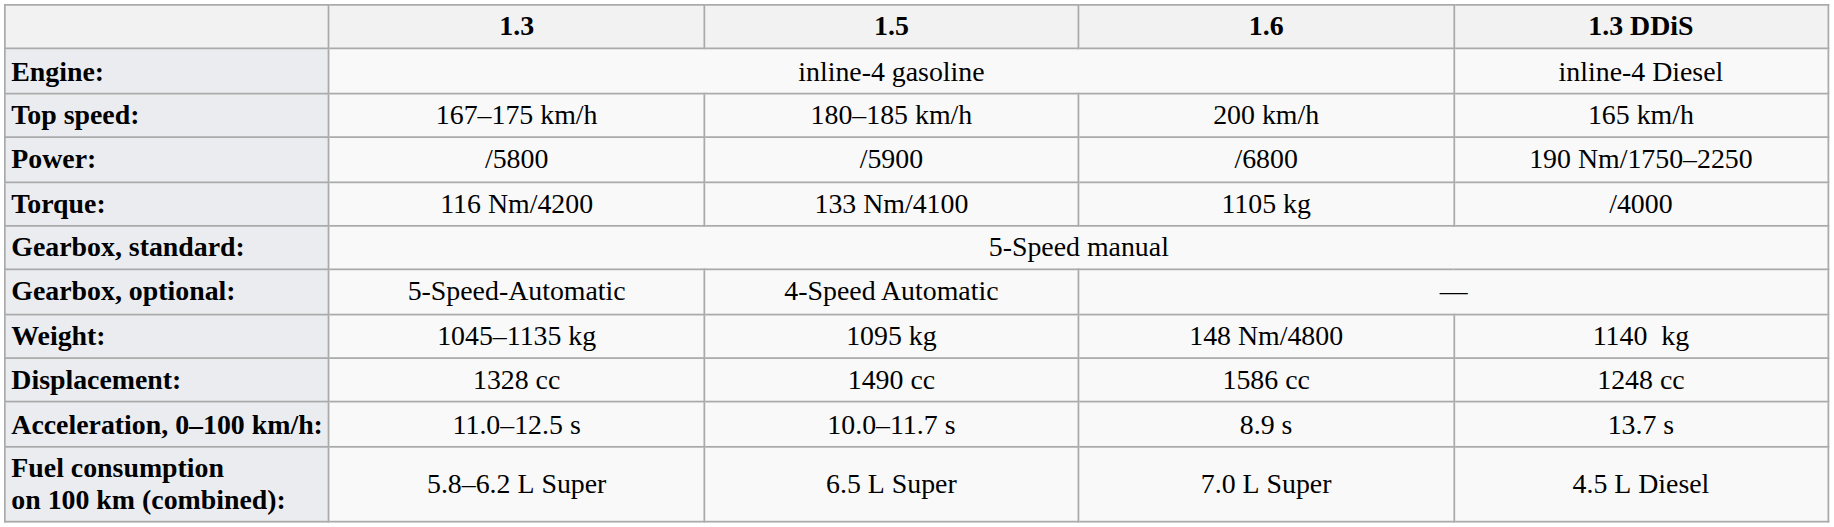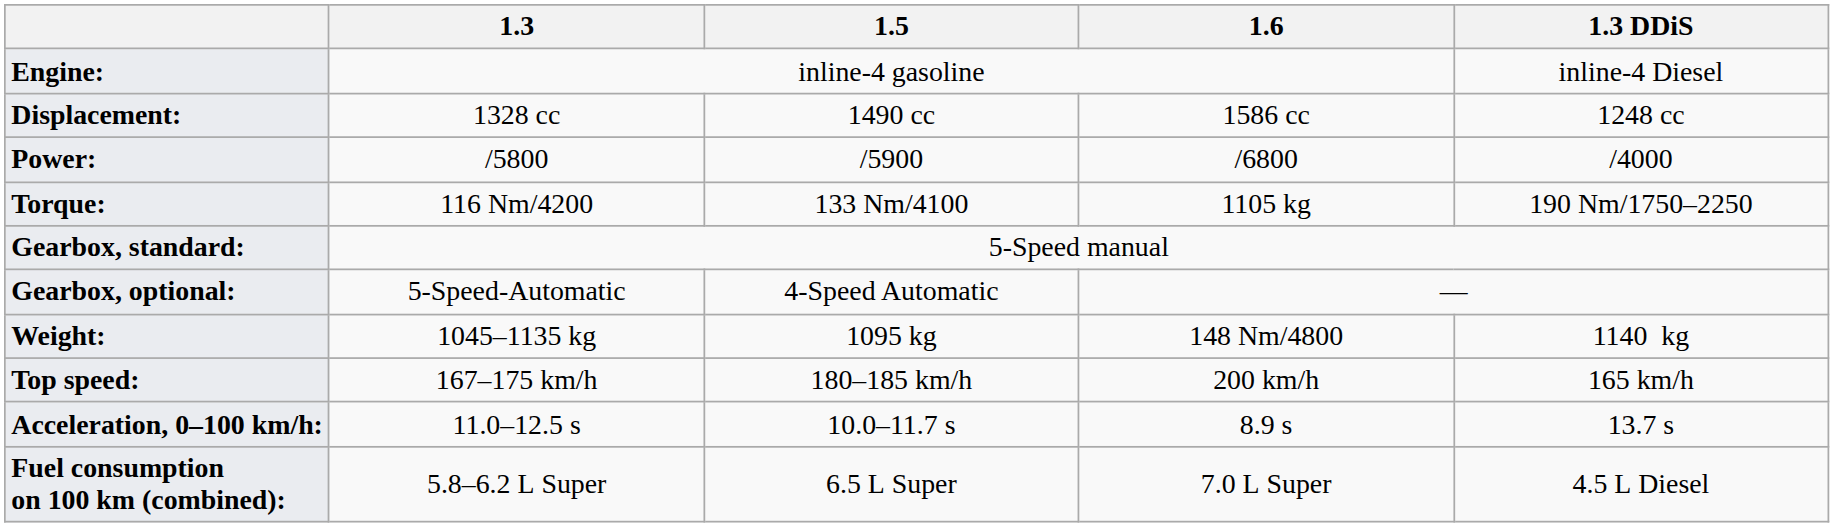rows swapped: (96, 379) <-> (75, 114)
(1641, 159) 190 Nm/1750–2250 -> (1641, 159) /4000
(1641, 203) /4000 -> (1641, 203) 190 Nm/1750–2250
